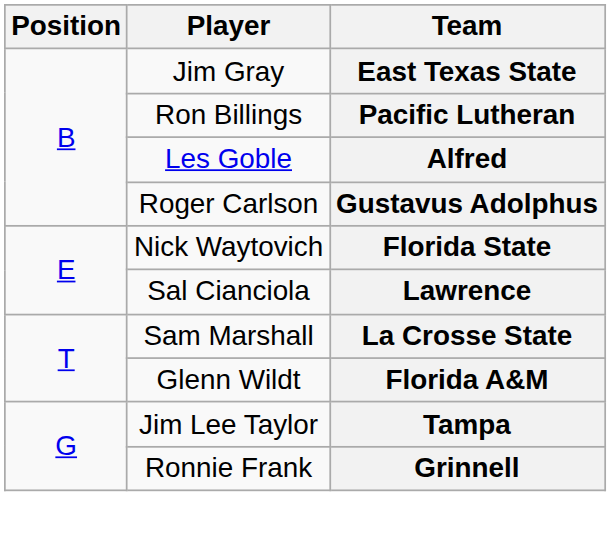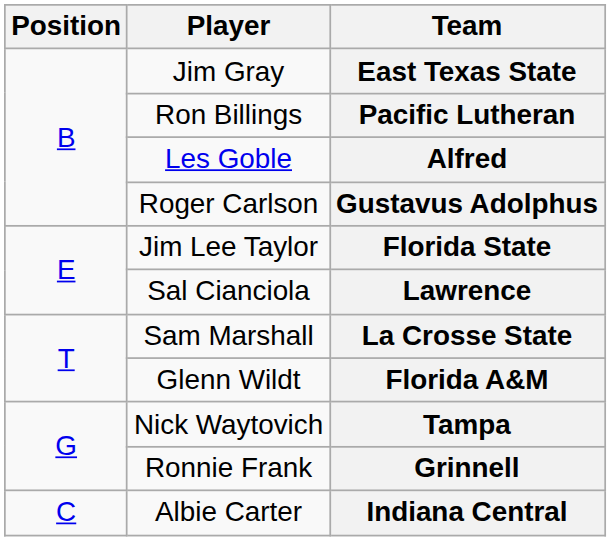(229, 247) Nick Waytovich -> (229, 247) Jim Lee Taylor
(229, 423) Jim Lee Taylor -> (229, 423) Nick Waytovich
+ row: (467, 512)
